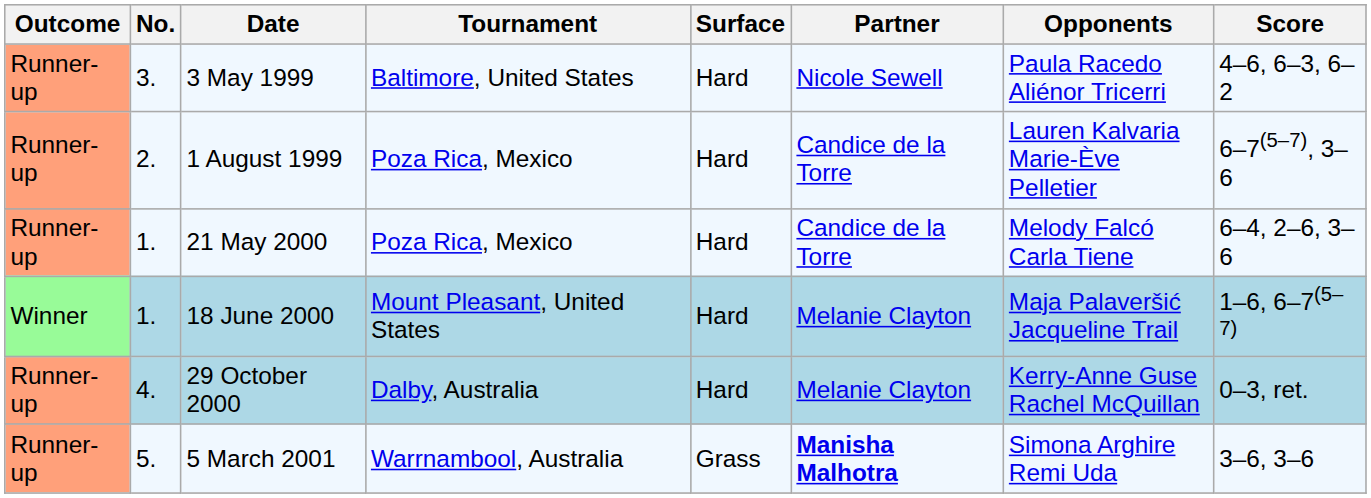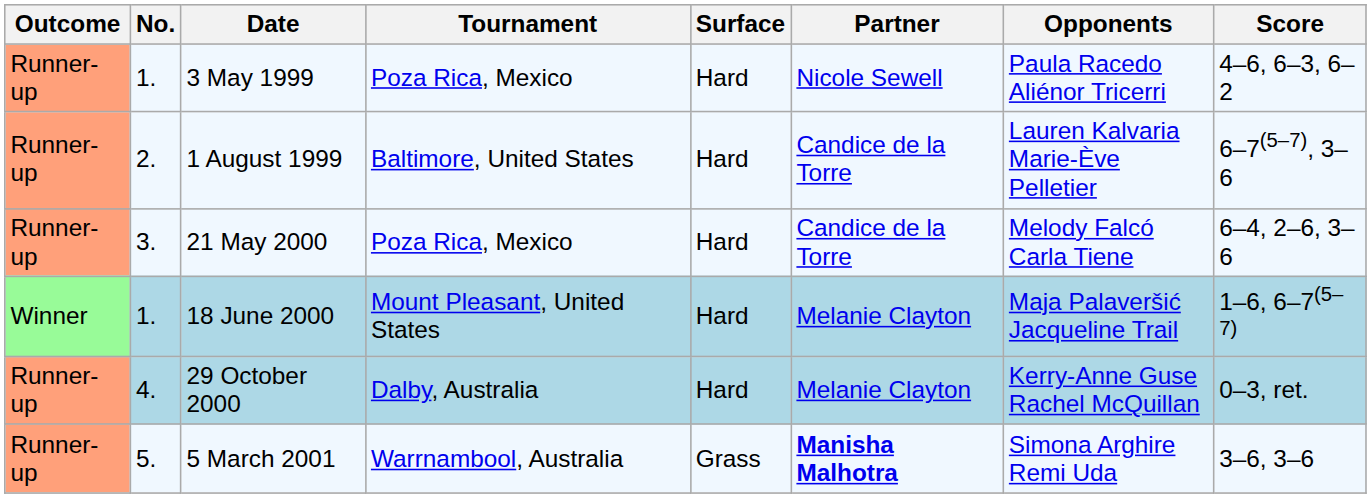(146, 77) 3. -> (146, 77) 1.
(502, 77) Baltimore, United States -> (472, 77) Poza Rica, Mexico
(472, 159) Poza Rica, Mexico -> (502, 159) Baltimore, United States
(146, 241) 1. -> (146, 241) 3.
